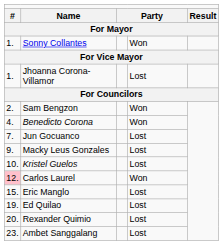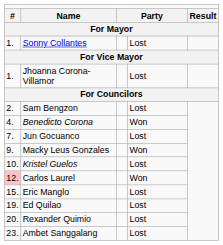(138, 44) Won -> (138, 44) Lost
(138, 109) Won -> (138, 109) Lost
(138, 150) Lost -> (138, 150) Won
